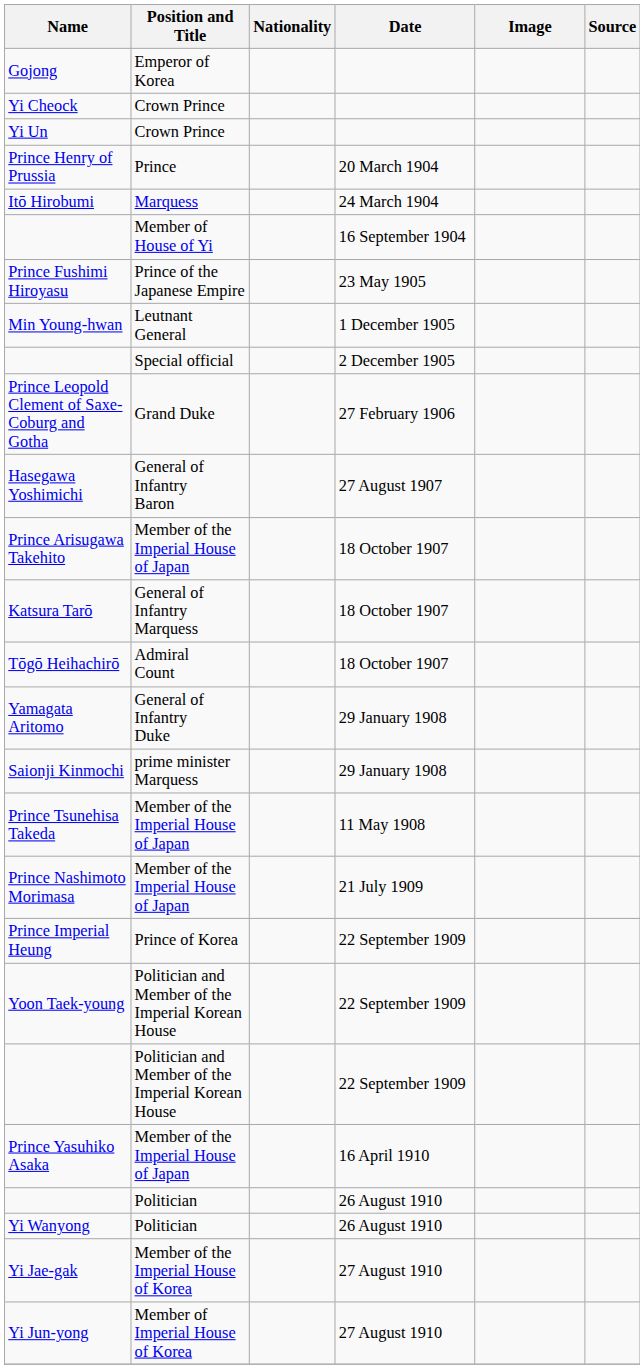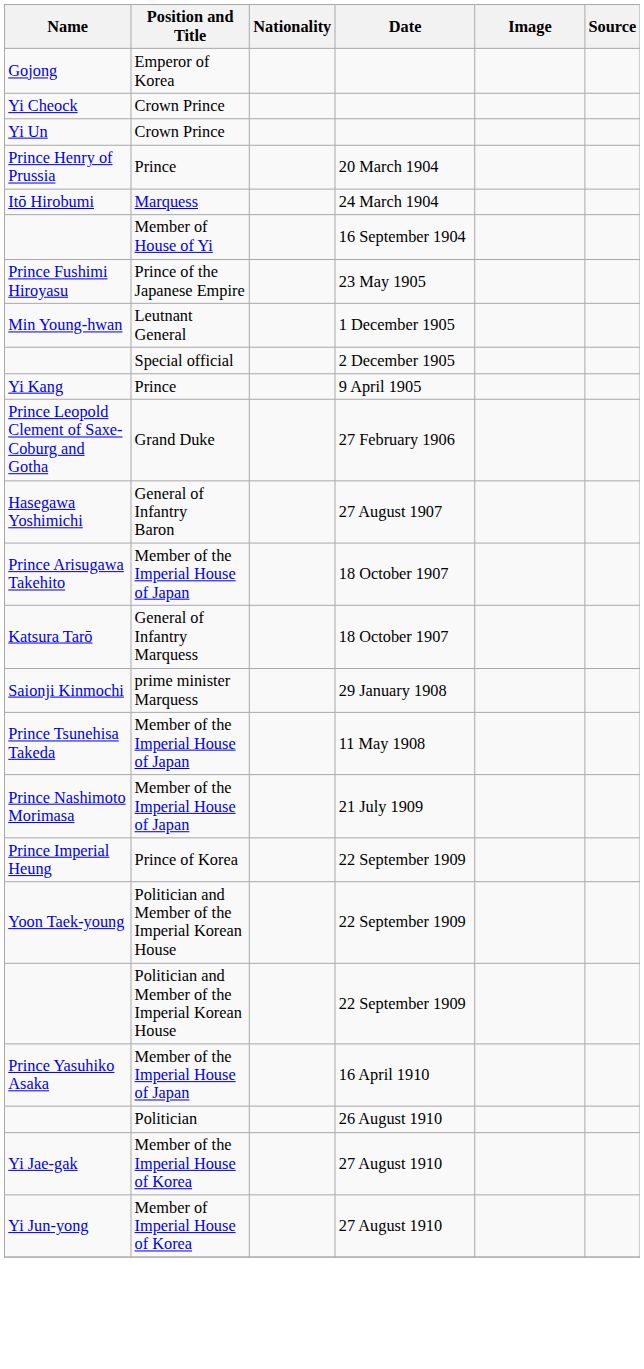+ row: (36, 386)
- row: (64, 664)
- row: (41, 717)
- row: (49, 1226)
